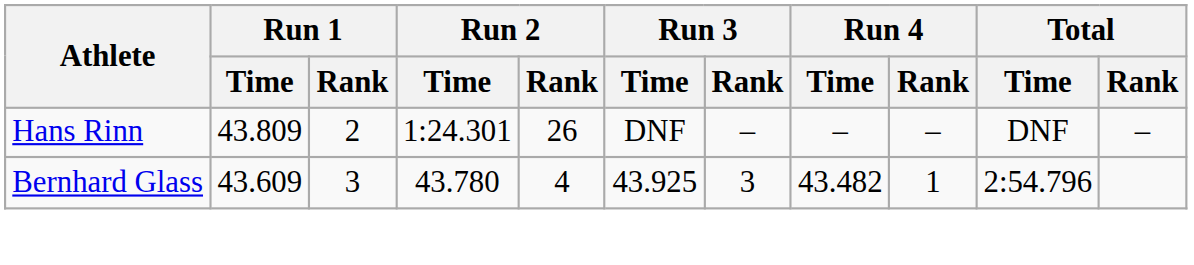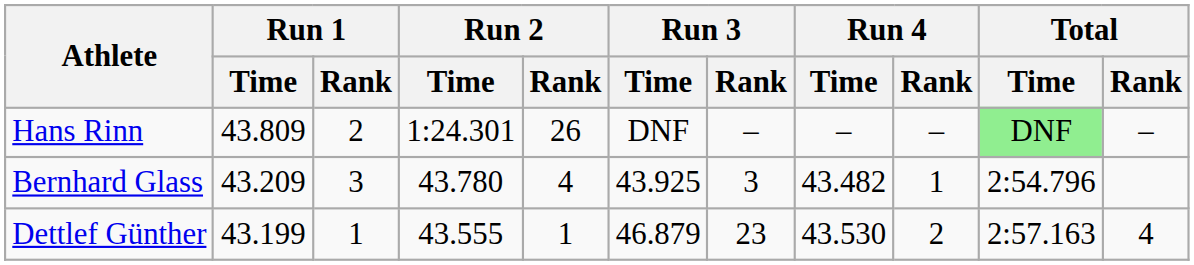(1038, 131) no background -> (1041, 131) lightgreen background
(260, 182) 43.609 -> (263, 182) 43.209
+ row: (109, 233)
